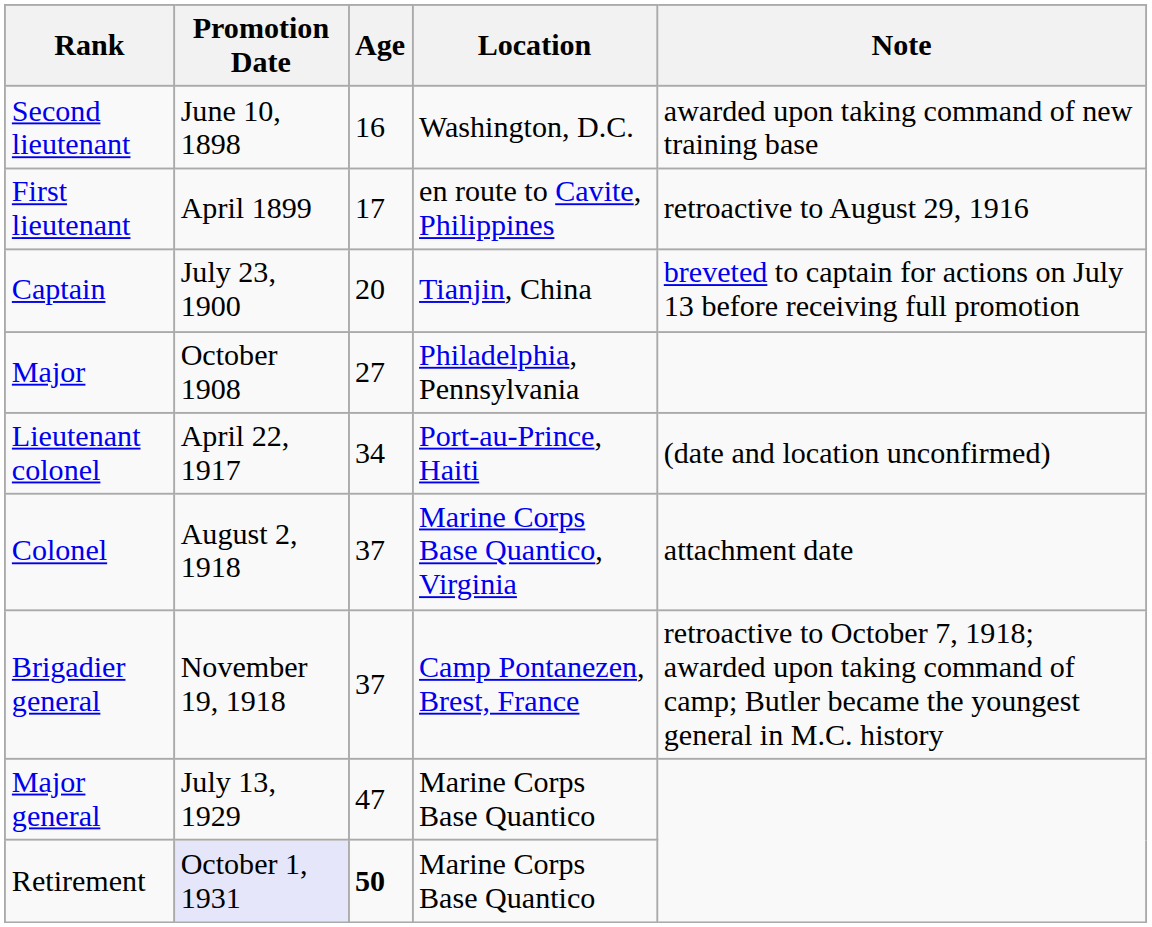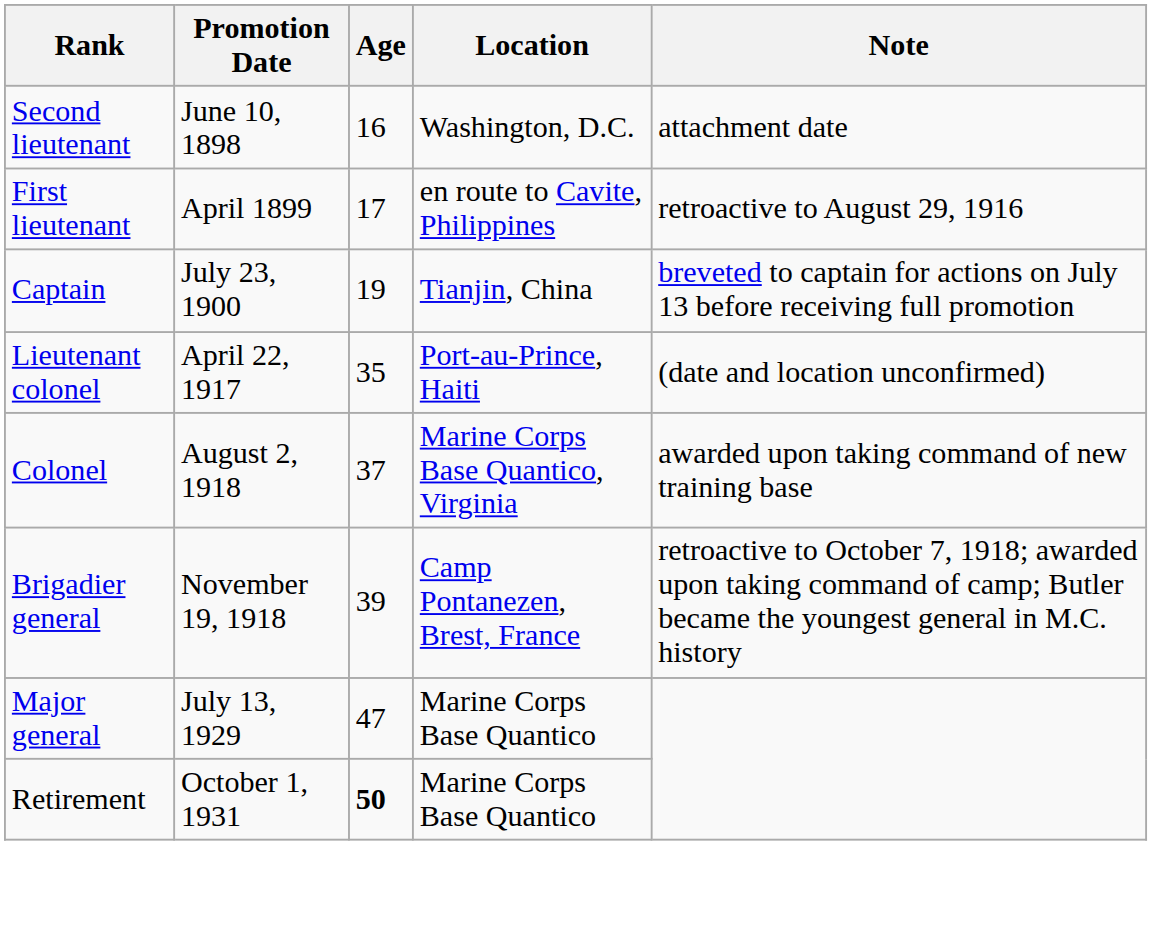(898, 126) awarded upon taking command of new training base -> (753, 126) attachment date
(370, 289) 20 -> (371, 289) 19
- row: (49, 371)
(370, 452) 34 -> (371, 371) 35
(759, 551) attachment date -> (893, 469) awarded upon taking command of new training base
(370, 683) 37 -> (371, 602) 39
(244, 880) lavender background -> (244, 799) no background
